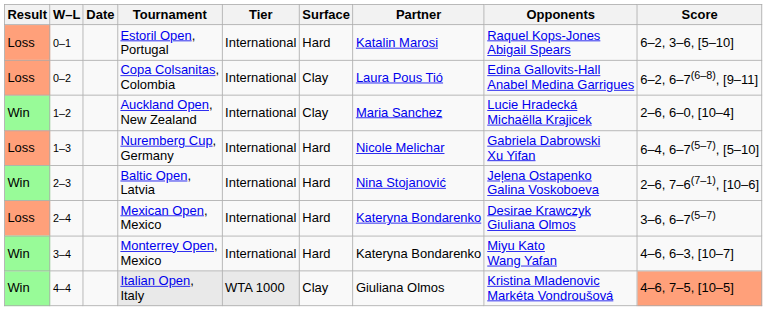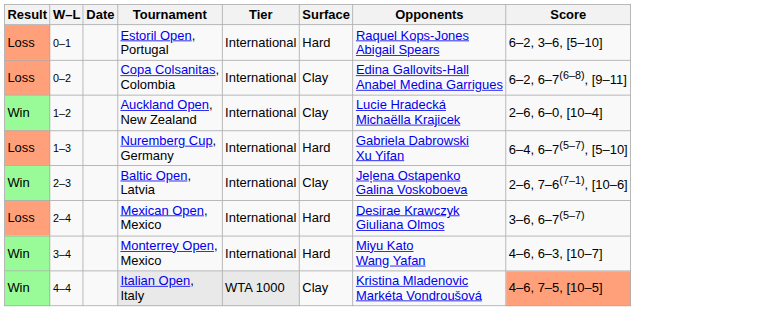- column: (419, 14)
(316, 183) Hard -> (315, 183) Clay
